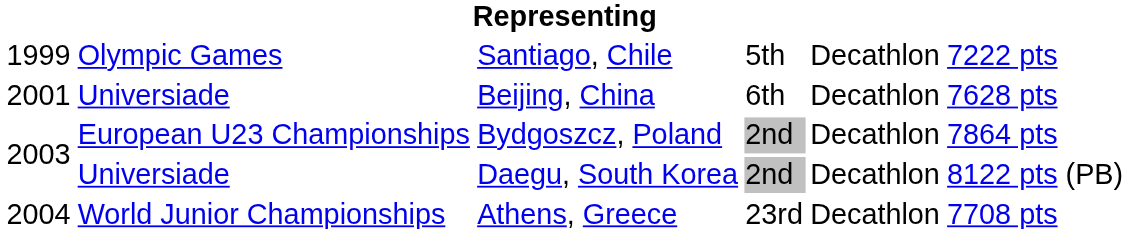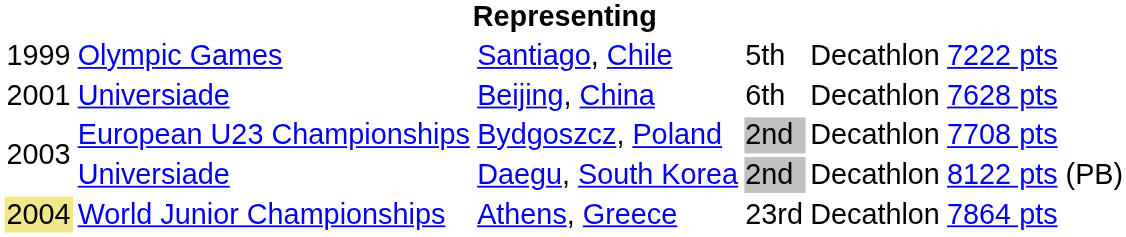(1002, 134) 7864 pts -> (1002, 134) 7708 pts
(38, 214) no background -> (38, 214) khaki background
(1002, 214) 7708 pts -> (1002, 214) 7864 pts
